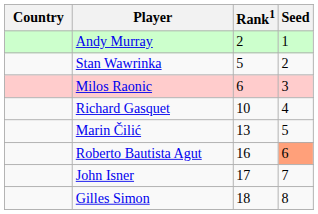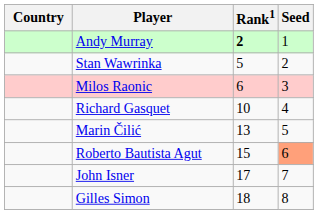(240, 41) normal -> (240, 41) bold
(243, 153) 16 -> (243, 153) 15
